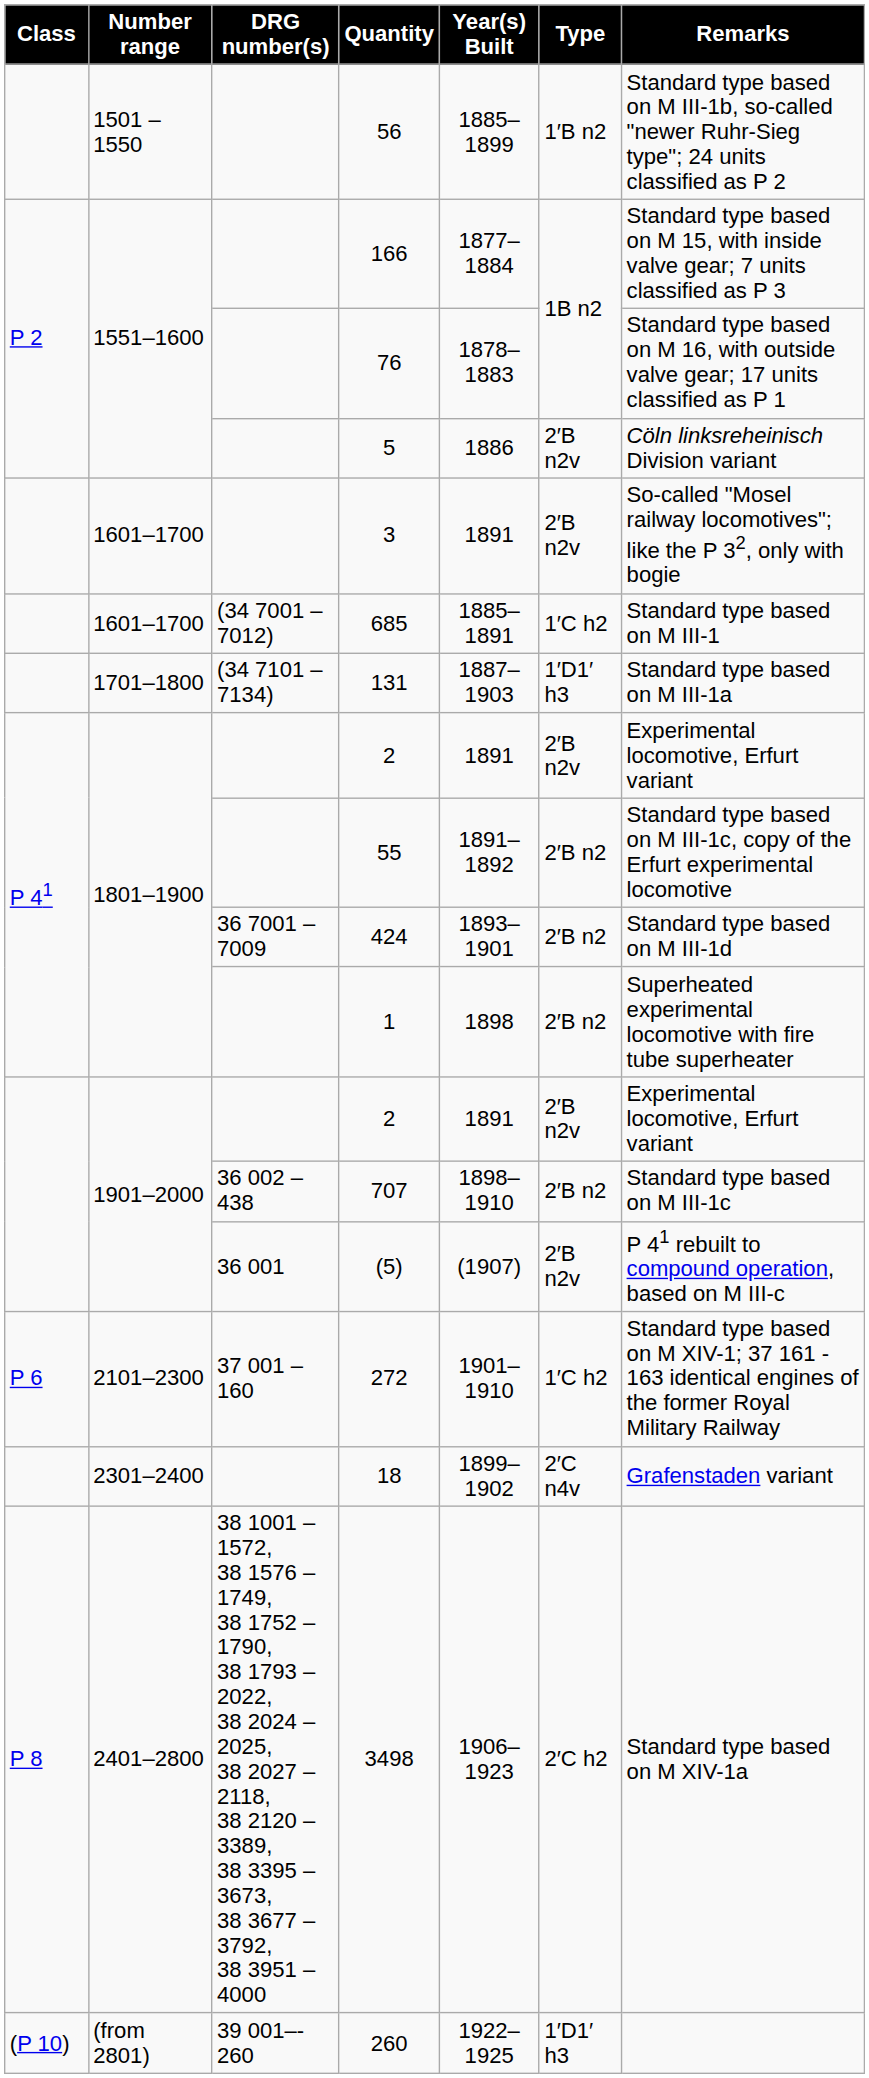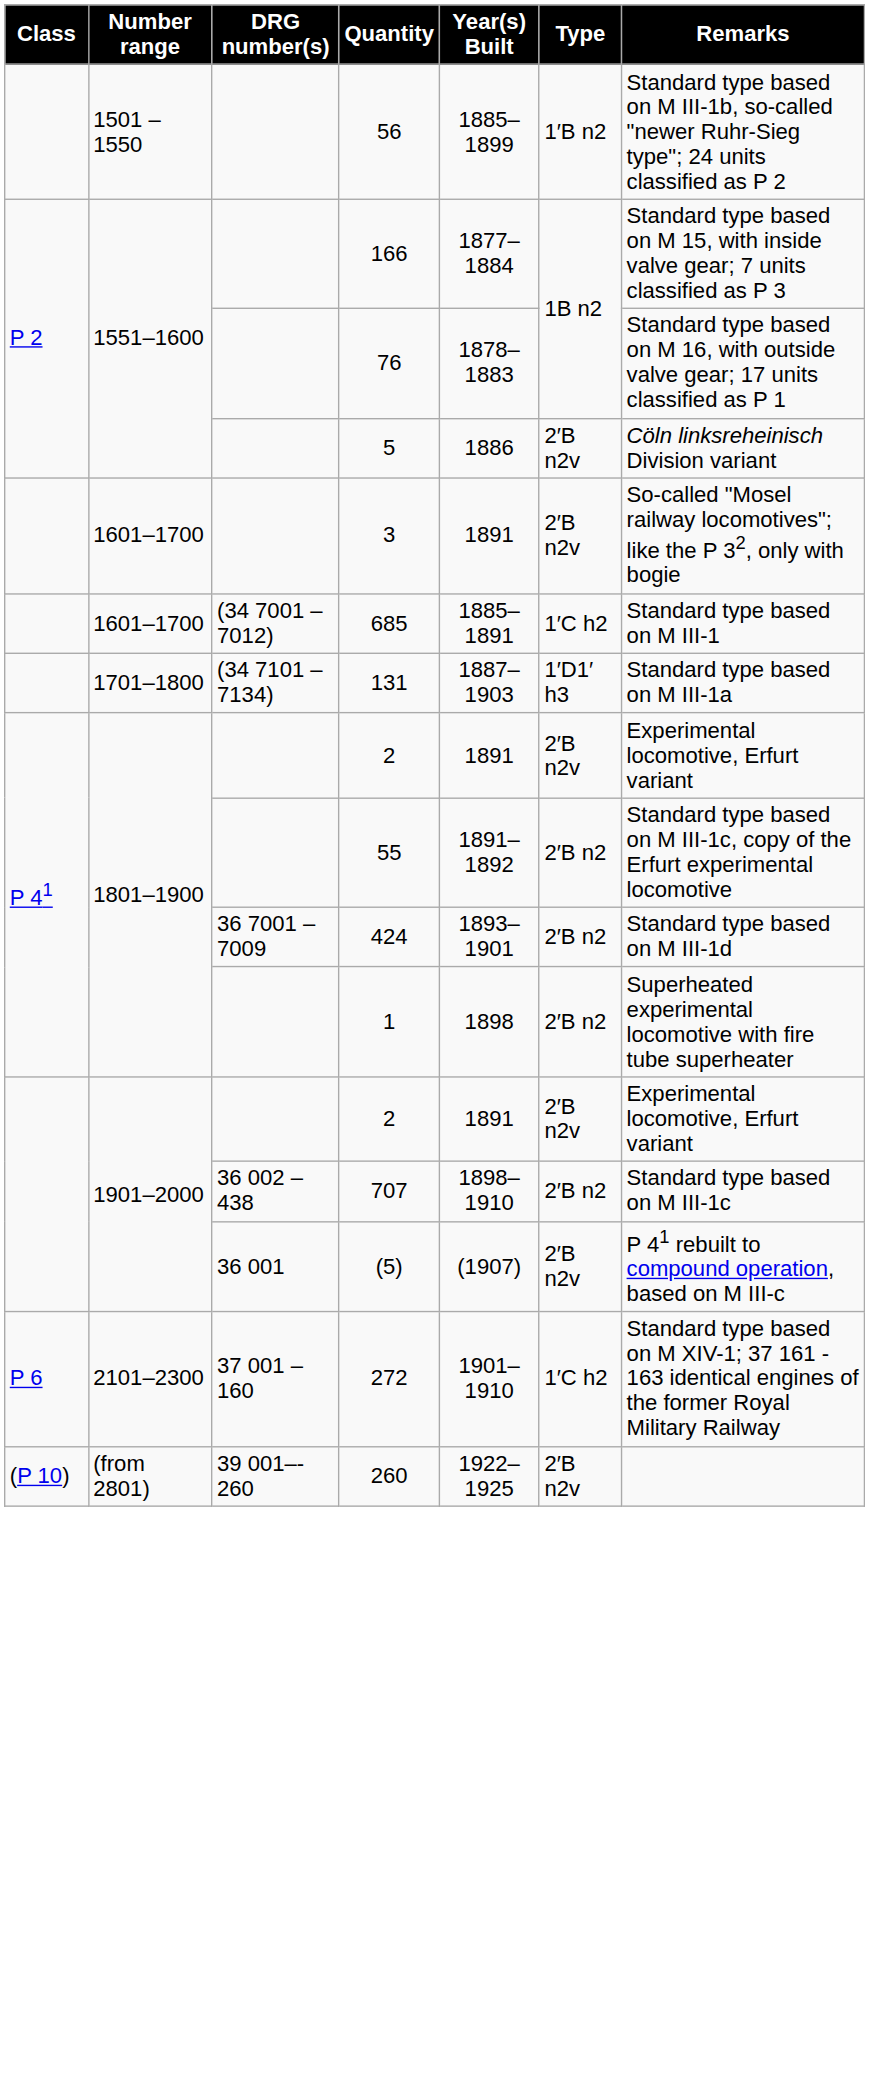- row: (149, 1476)
- row: (149, 1759)
(569, 2042) 1′D1′ h3 -> (562, 1476) 2′B n2v
